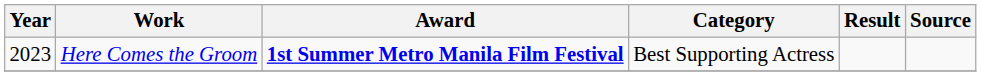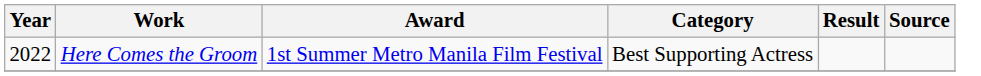(30, 53) 2023 -> (30, 53) 2022
(445, 53) bold -> (435, 53) normal
